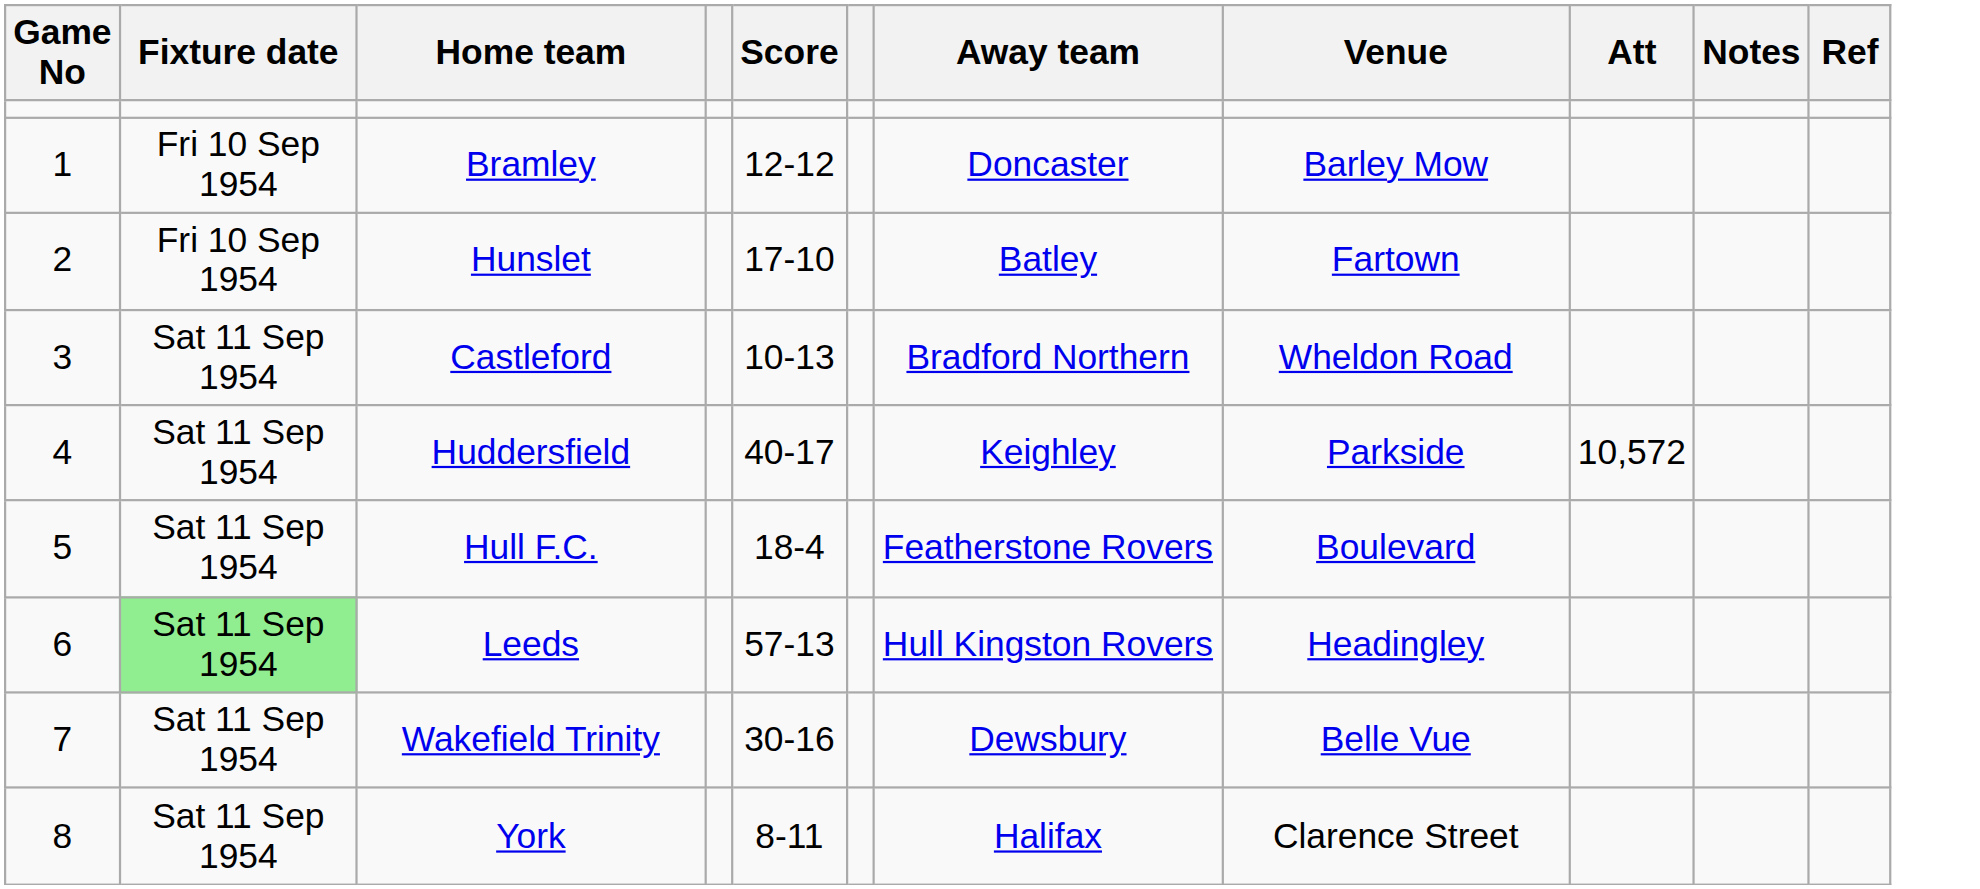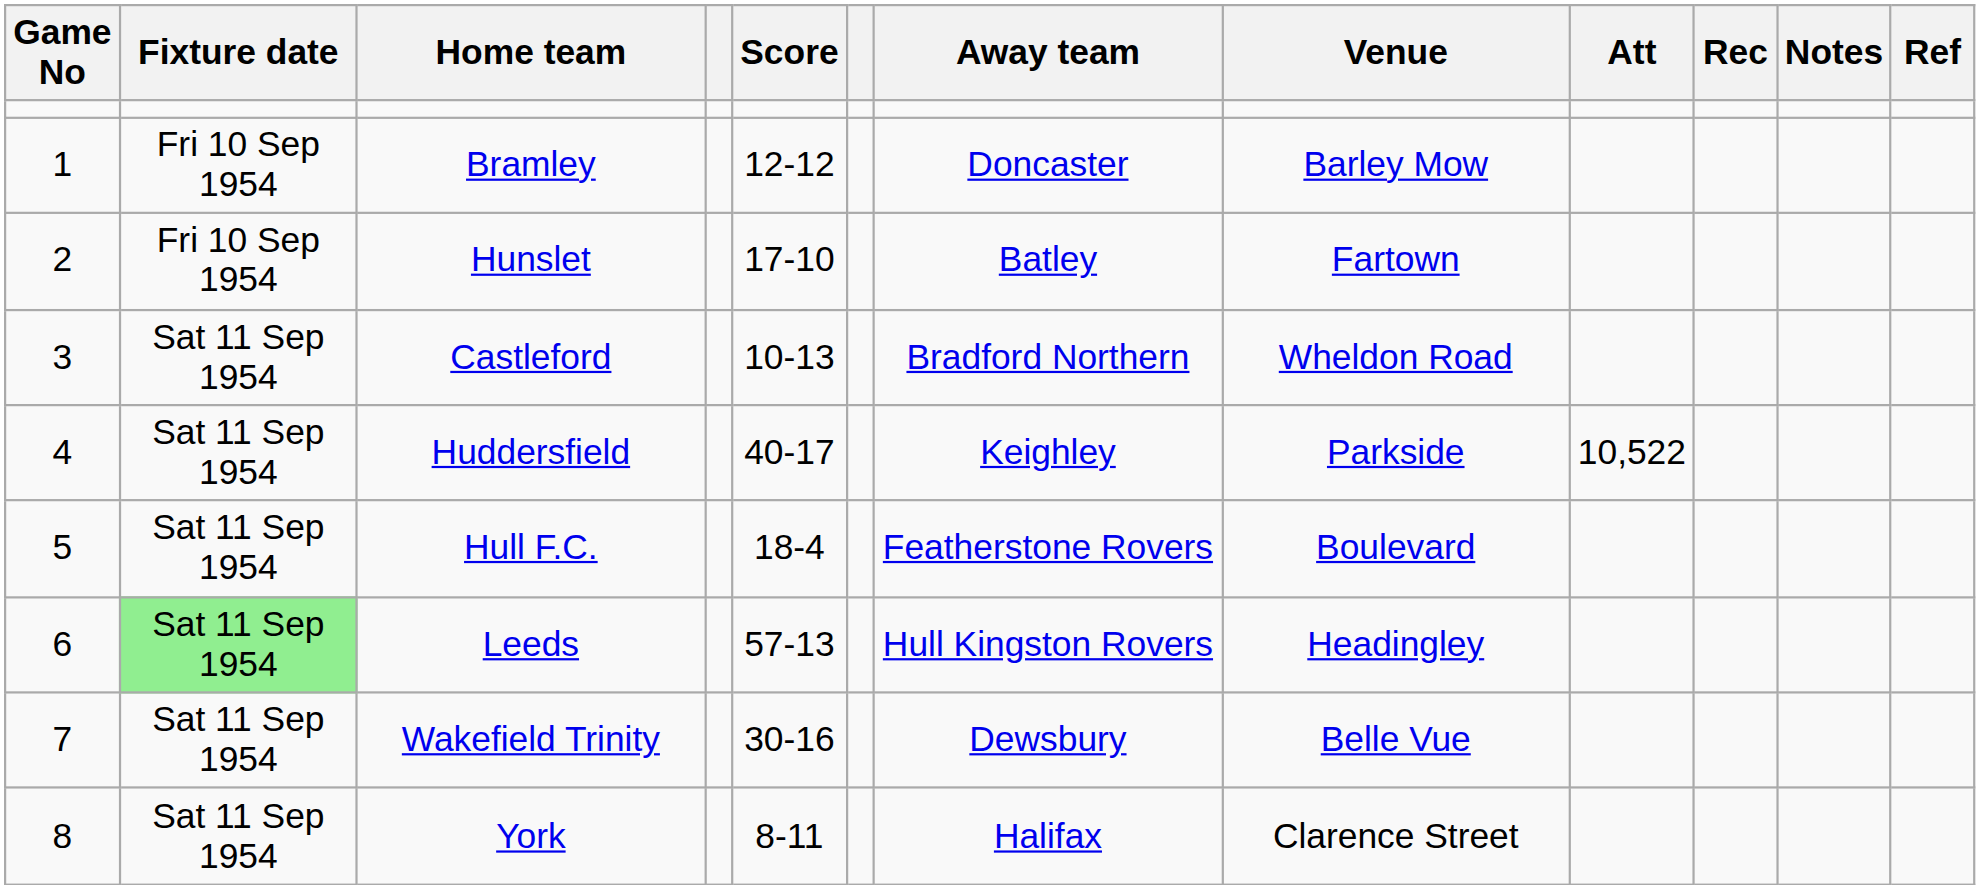+ column: (1735, 52)
(1632, 452) 10,572 -> (1632, 452) 10,522
